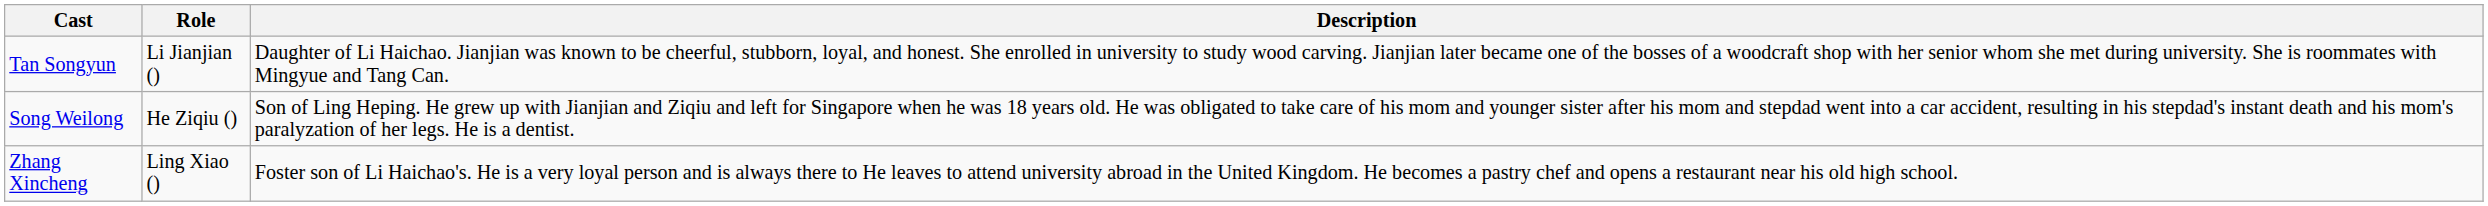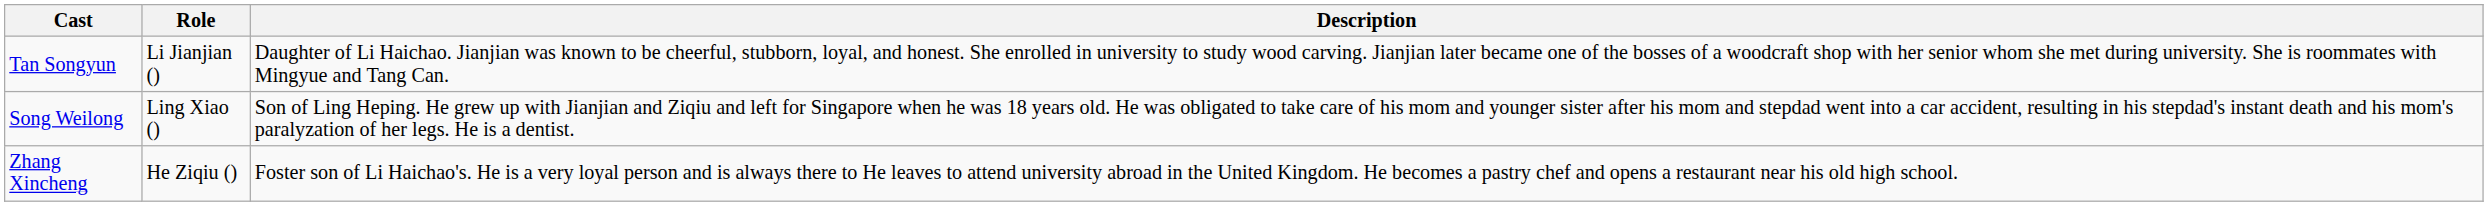(192, 118) He Ziqiu () -> (188, 118) Ling Xiao ()
(188, 173) Ling Xiao () -> (192, 173) He Ziqiu ()
